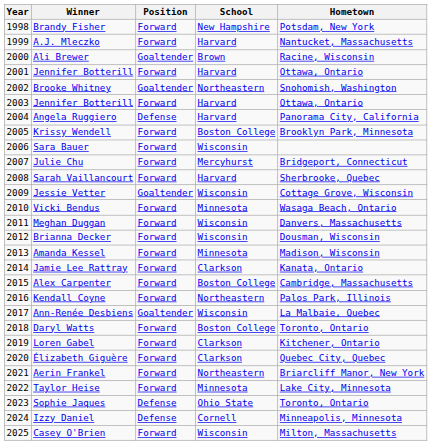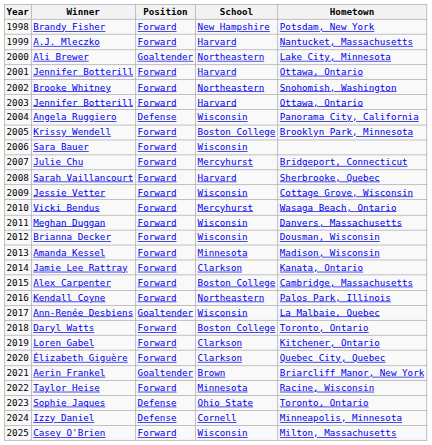(211, 57) Brown -> (231, 57) Northeastern
(327, 57) Racine, Wisconsin -> (335, 57) Lake City, Minnesota
(165, 87) Goaltender -> (157, 87) Forward
(217, 117) Harvard -> (223, 117) Wisconsin
(165, 192) Goaltender -> (157, 192) Forward
(223, 207) Minnesota -> (225, 207) Mercyhurst
(157, 373) Forward -> (165, 373) Goaltender
(231, 373) Northeastern -> (211, 373) Brown
(335, 388) Lake City, Minnesota -> (327, 388) Racine, Wisconsin
